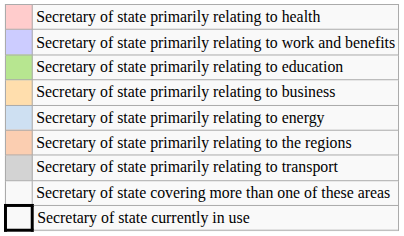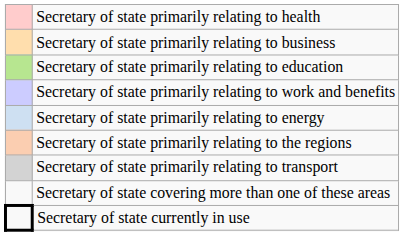rows swapped: (216, 42) <-> (186, 92)
